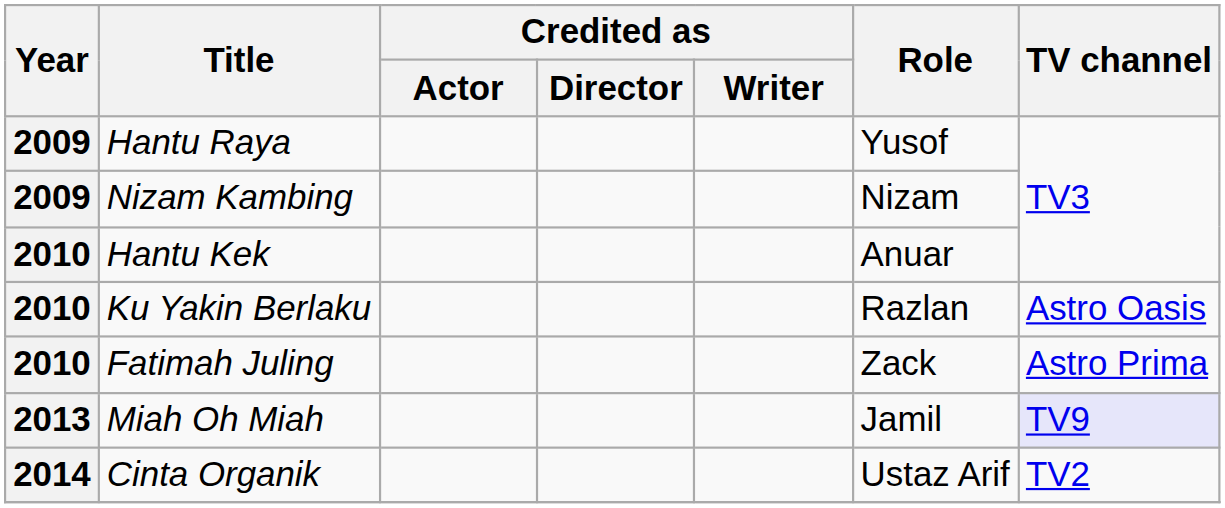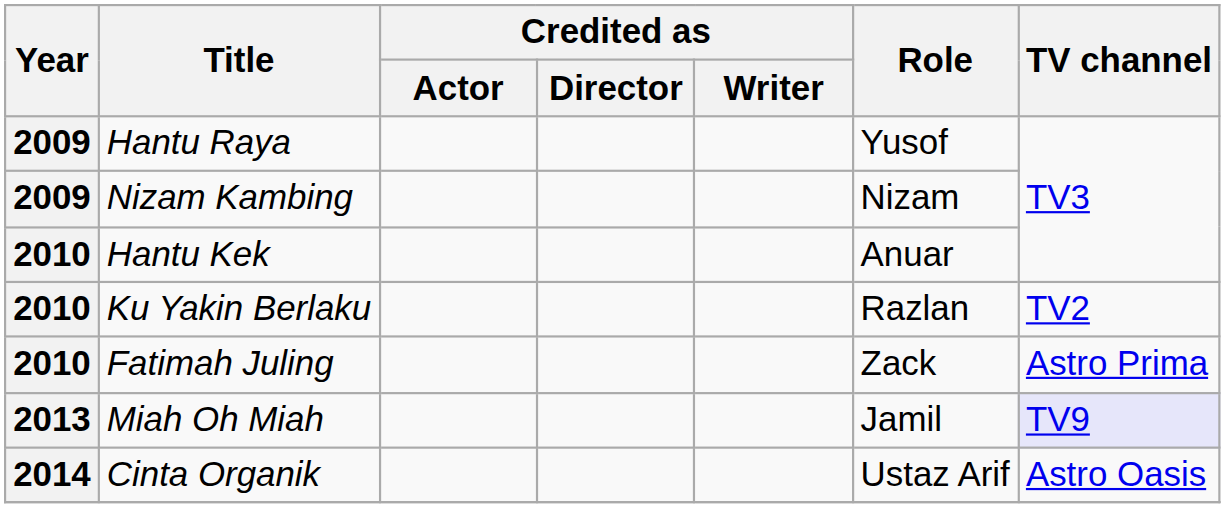(1116, 308) Astro Oasis -> (1058, 308) TV2
(1058, 474) TV2 -> (1116, 474) Astro Oasis
